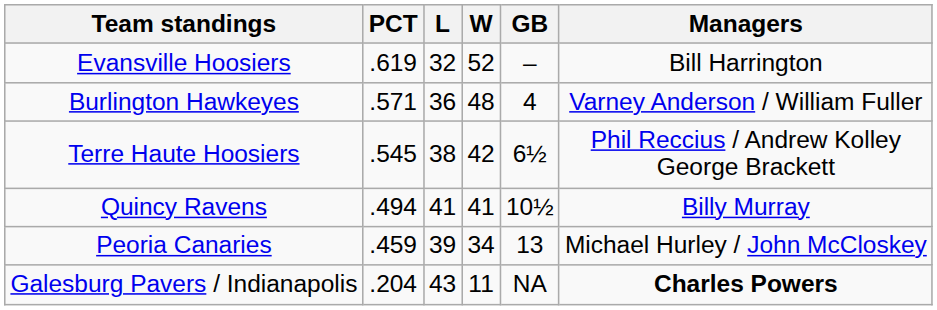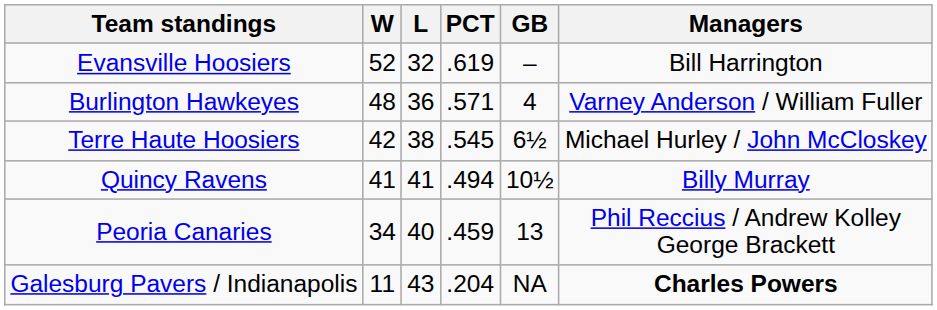columns swapped: (481, 23) <-> (393, 23)
(746, 154) Phil Reccius / Andrew Kolley George Brackett -> (746, 140) Michael Hurley / John McCloskey
(443, 245) 39 -> (421, 231) 40
(746, 245) Michael Hurley / John McCloskey -> (746, 231) Phil Reccius / Andrew Kolley George Brackett
